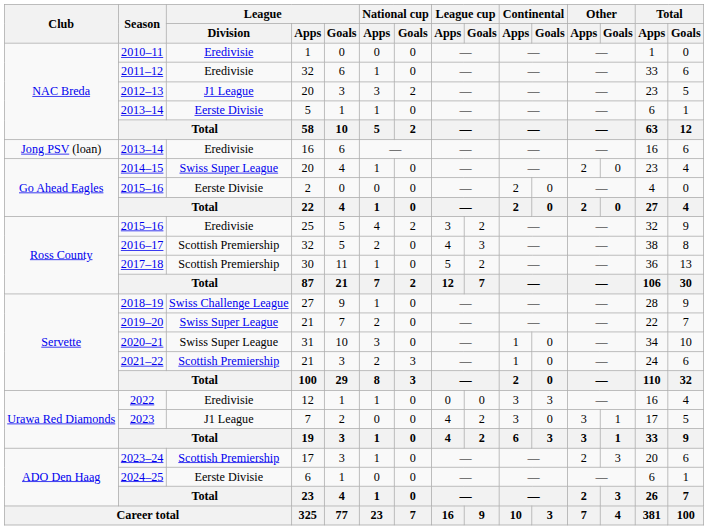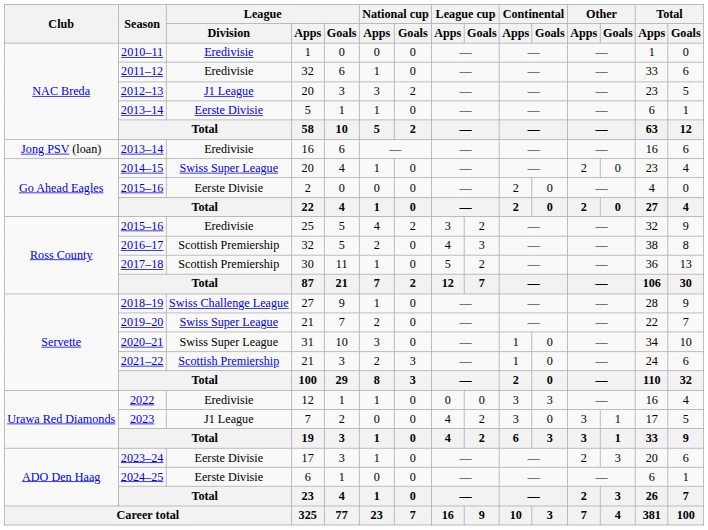(229, 457) Scottish Premiership -> (229, 457) Eerste Divisie
